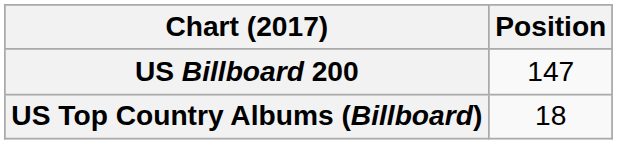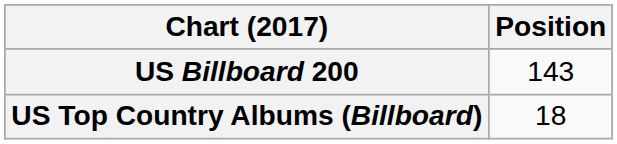(551, 71) 147 -> (551, 71) 143
